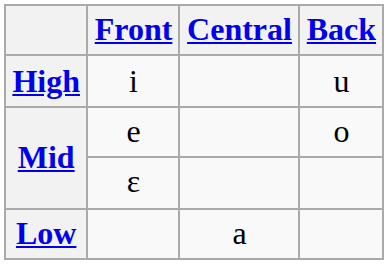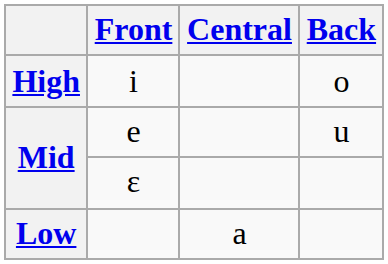(341, 80) u -> (341, 80) o
(341, 131) o -> (341, 131) u
